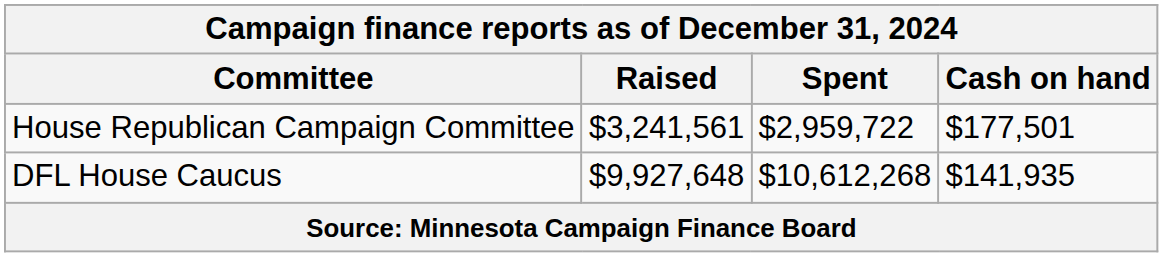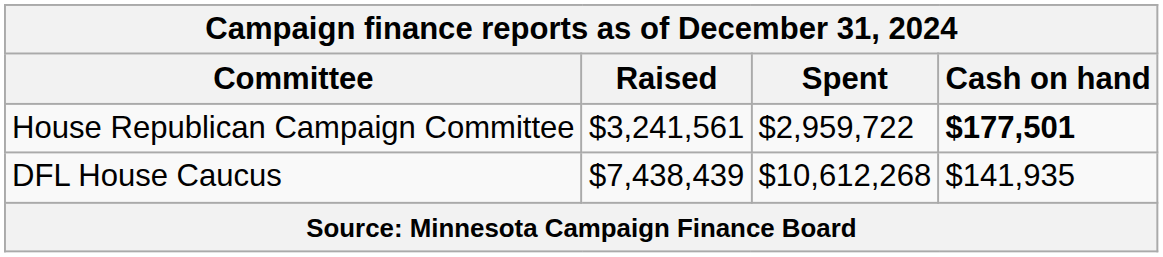(1010, 127) normal -> (1010, 127) bold
(667, 176) $9,927,648 -> (667, 176) $7,438,439
